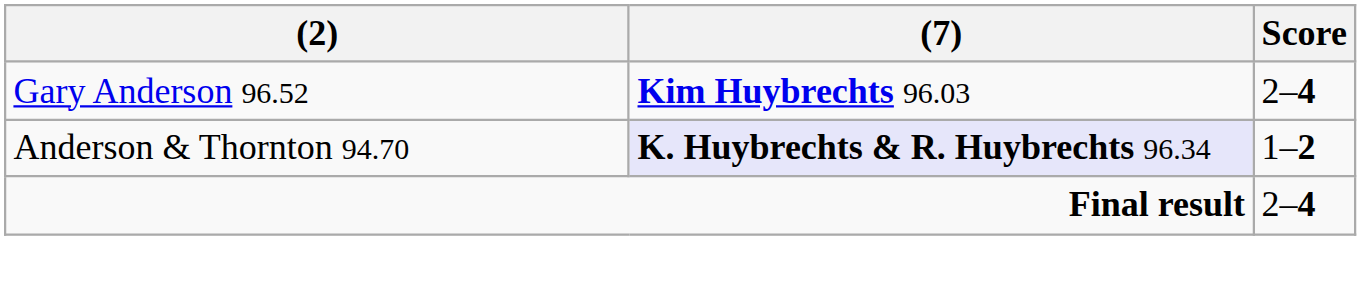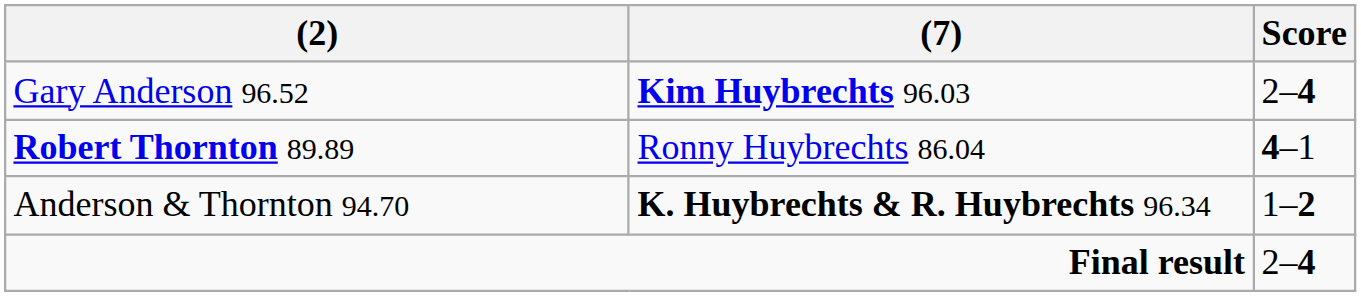+ row: (184, 147)
(924, 147) lavender background -> (924, 204) no background
